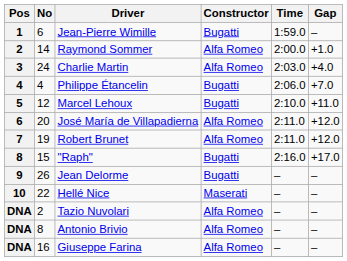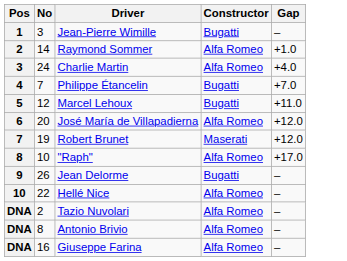- column: (290, 14)
(40, 32) 6 -> (40, 32) 3
(40, 86) 4 -> (40, 86) 7
(233, 140) Alfa Romeo -> (225, 140) Maserati
(43, 158) 15 -> (43, 158) 10
(221, 158) Bugatti -> (233, 158) Alfa Romeo
(225, 193) Maserati -> (233, 193) Alfa Romeo
